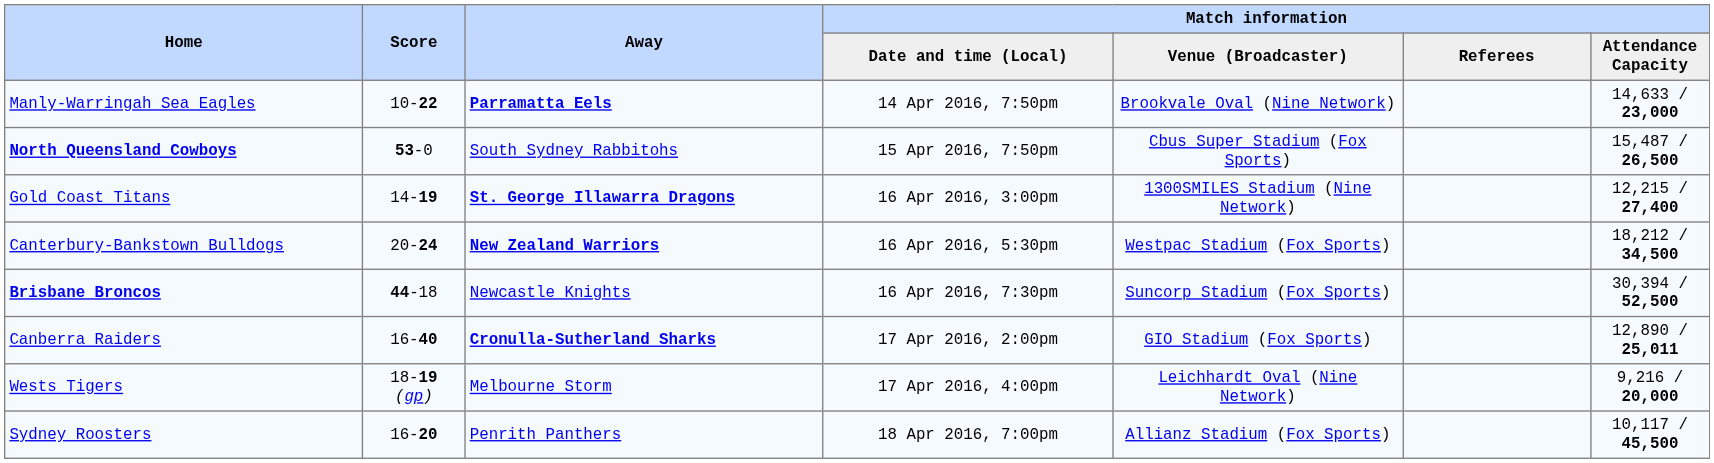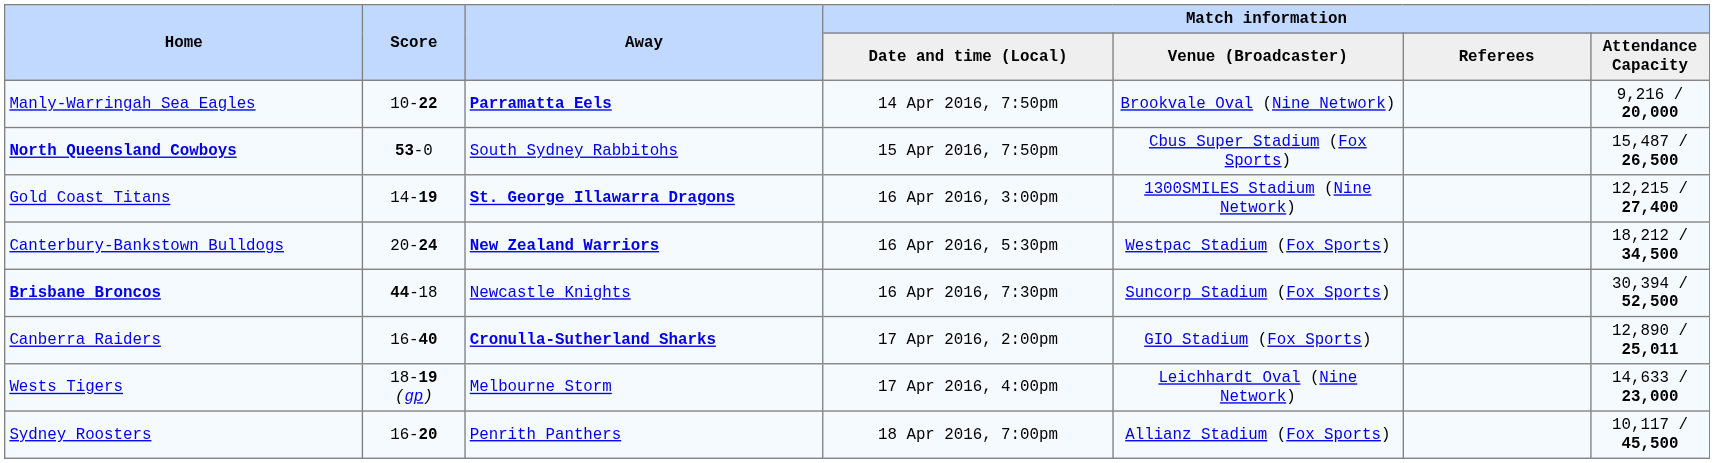(1650, 104) 14,633 / 23,000 -> (1650, 104) 9,216 / 20,000
(1650, 387) 9,216 / 20,000 -> (1650, 387) 14,633 / 23,000
